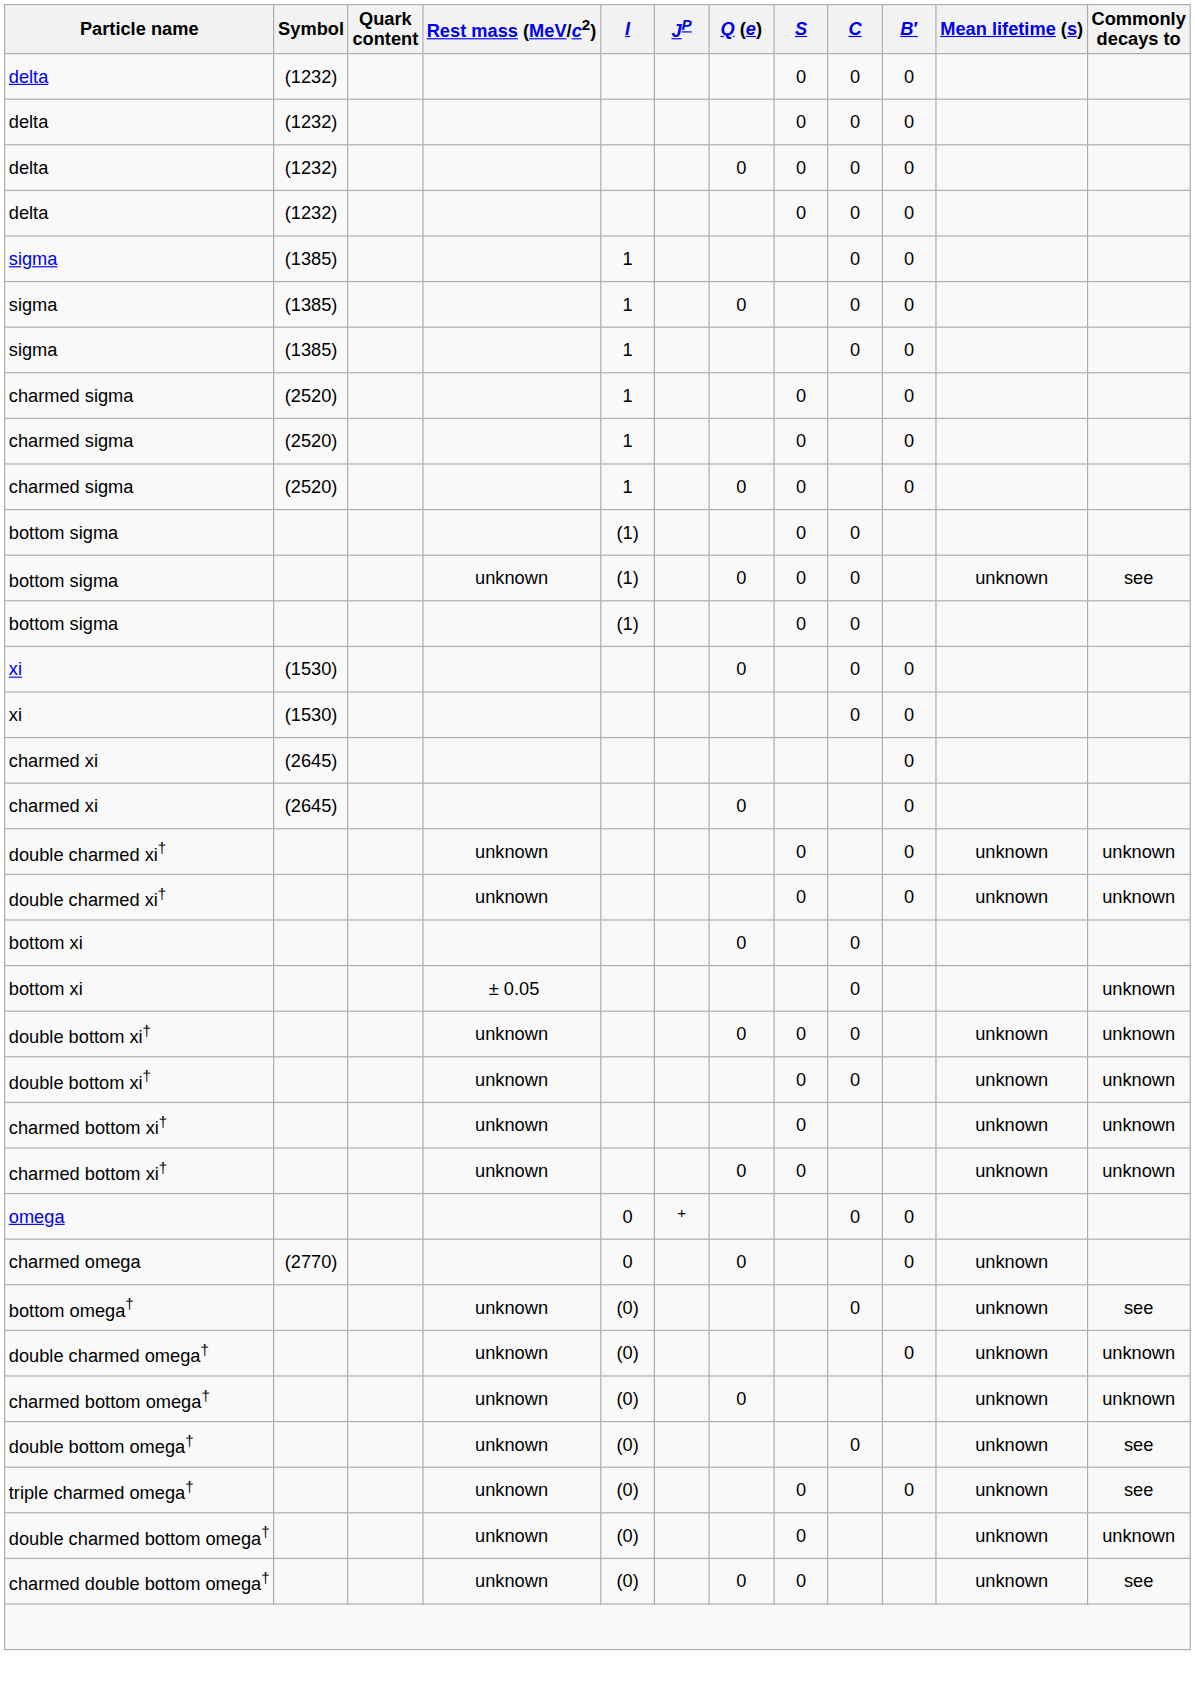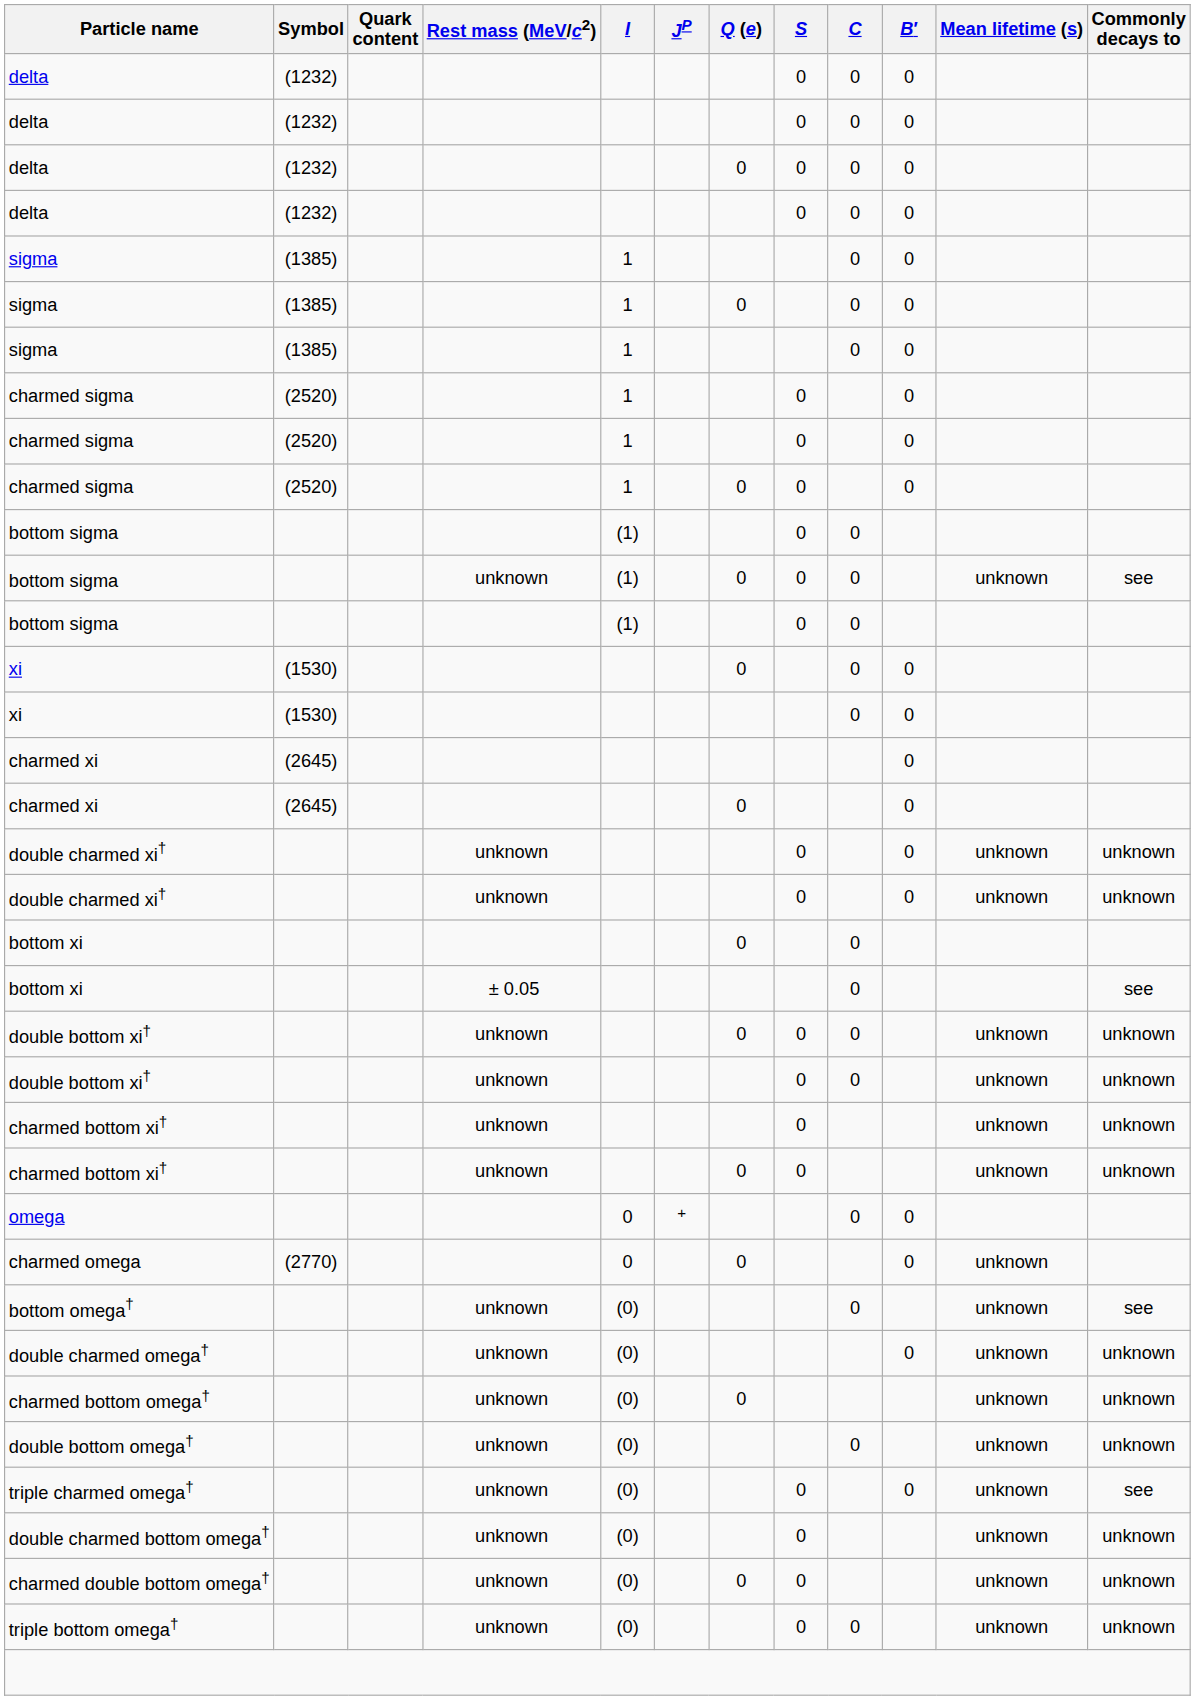(1139, 988) unknown -> (1139, 988) see
(1139, 1444) see -> (1139, 1444) unknown
(1139, 1581) see -> (1139, 1581) unknown
+ row: (94, 1627)
